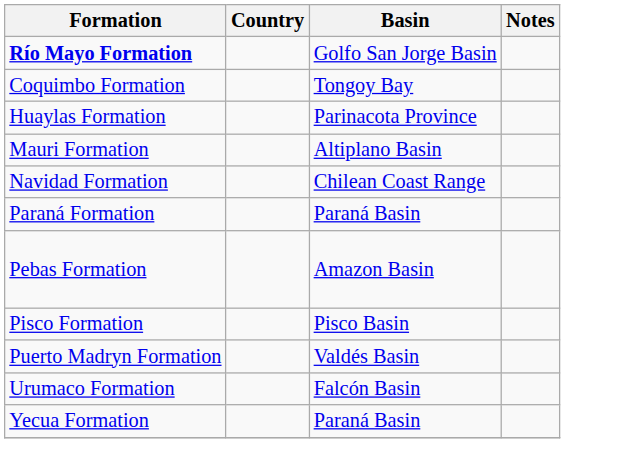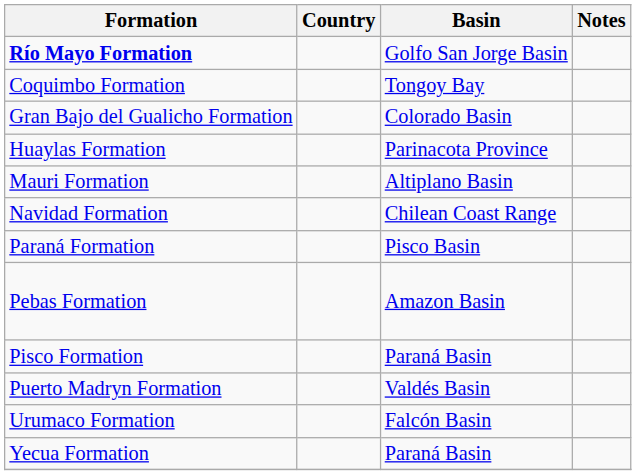+ row: (151, 117)
(367, 213) Paraná Basin -> (432, 246) Pisco Basin
(361, 324) Pisco Basin -> (438, 356) Paraná Basin
